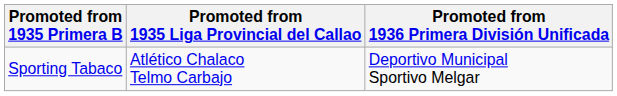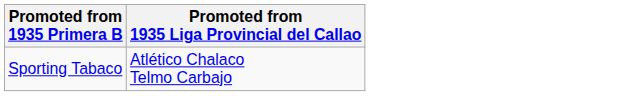- column: (489, 25)
